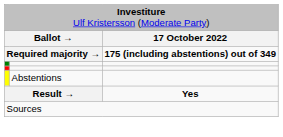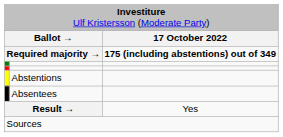+ row: (7, 93)
(190, 93) bold -> (190, 108) normal
